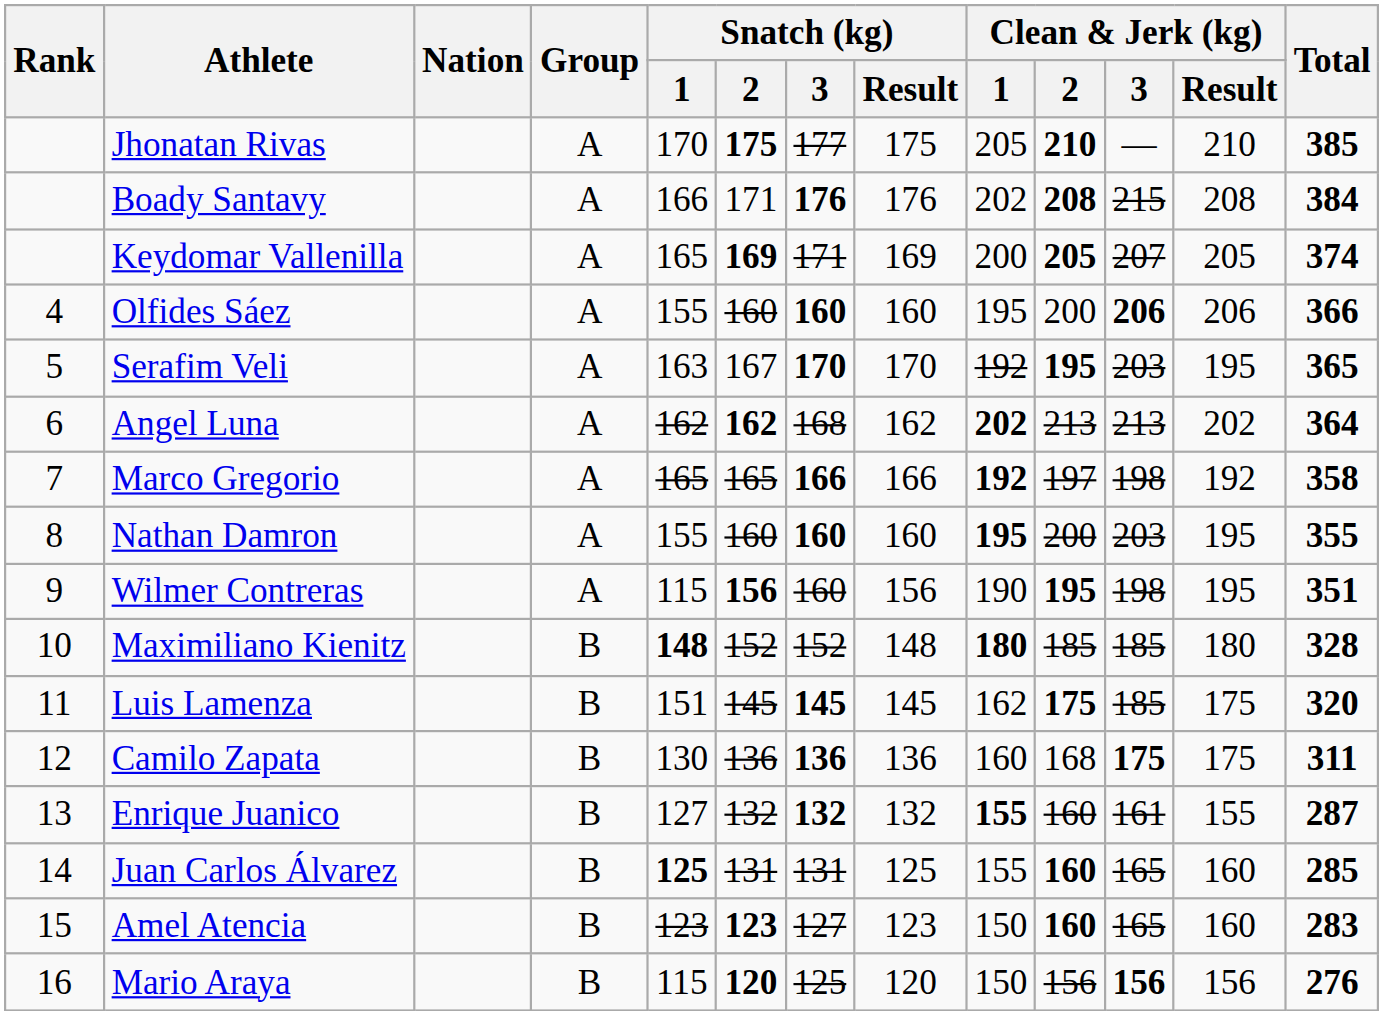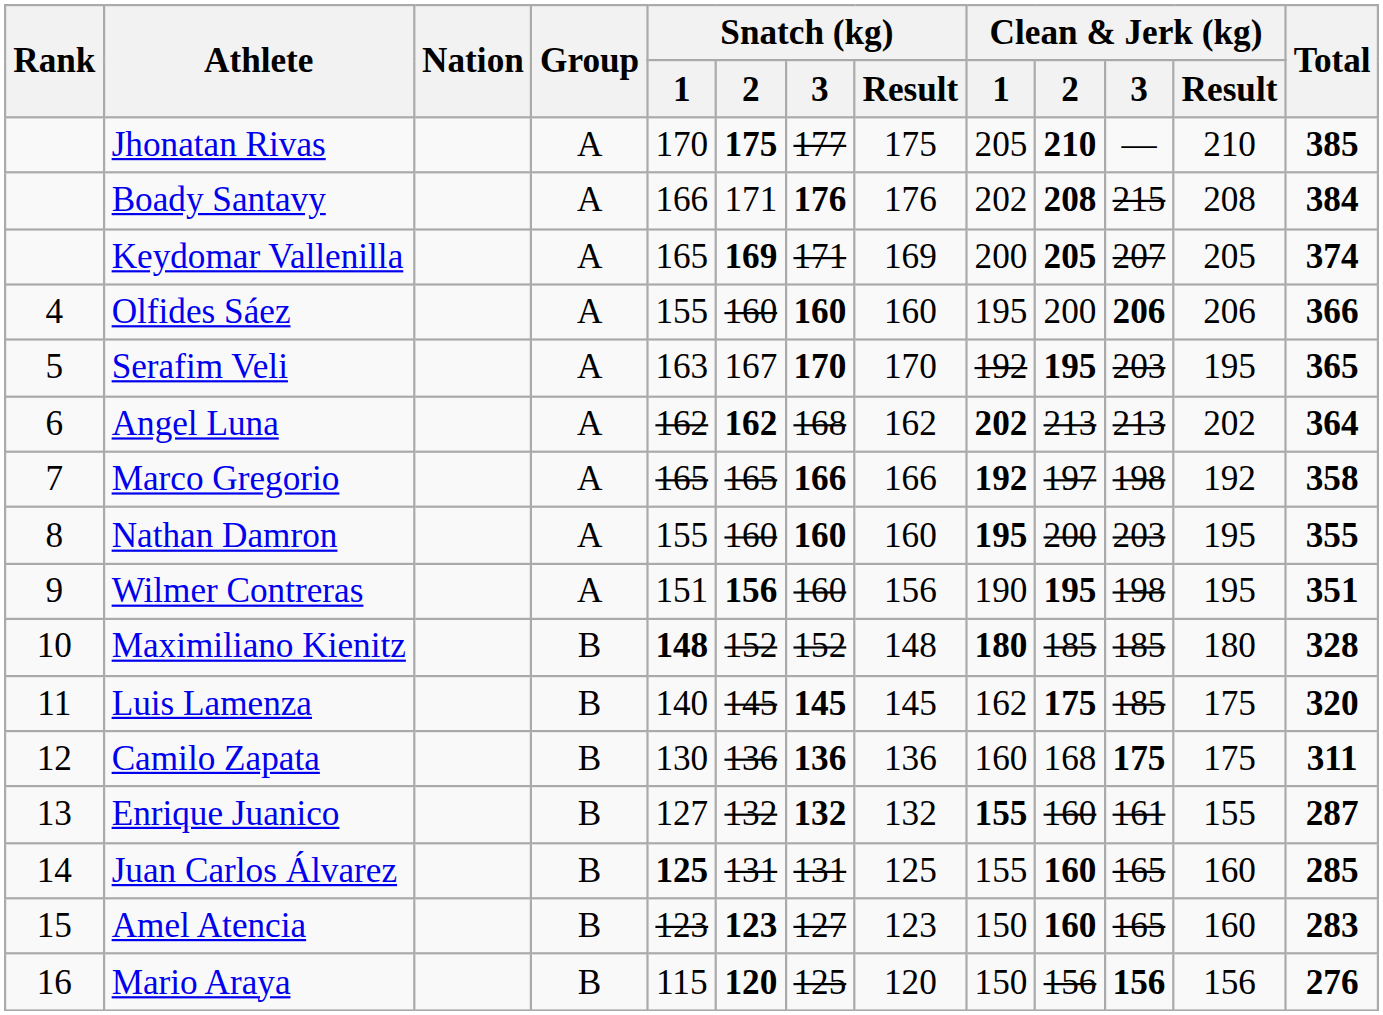(682, 590) 115 -> (682, 590) 151
(682, 702) 151 -> (682, 702) 140
